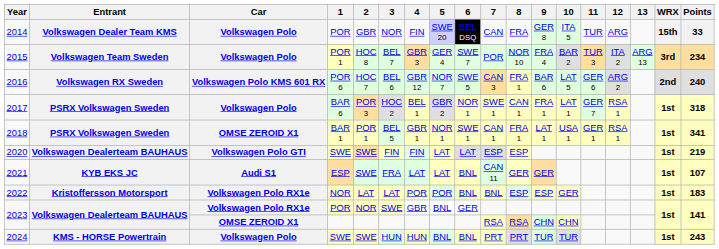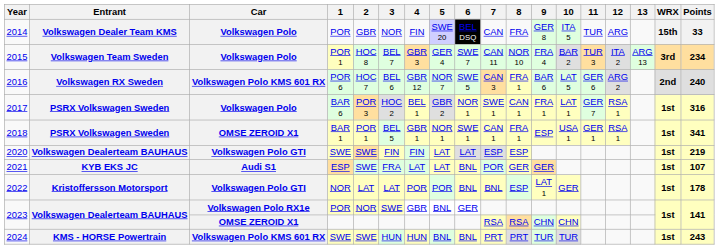(493, 57) POR -> (493, 57) CAN 11
(698, 108) 318 -> (698, 108) 316
(544, 133) LAT 1 -> (544, 133) ESP
(493, 173) CAN 11 -> (493, 168) POR
(259, 193) Volkswagen Polo RX1e -> (259, 188) Volkswagen Polo GTI
(544, 193) ESP -> (544, 188) LAT 1
(698, 193) 183 -> (698, 188) 178
(259, 237) Volkswagen Polo -> (259, 237) Volkswagen Polo KMS 601 RX
